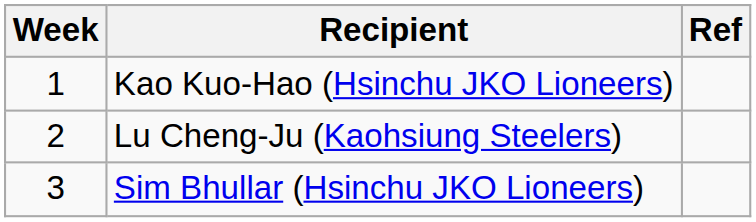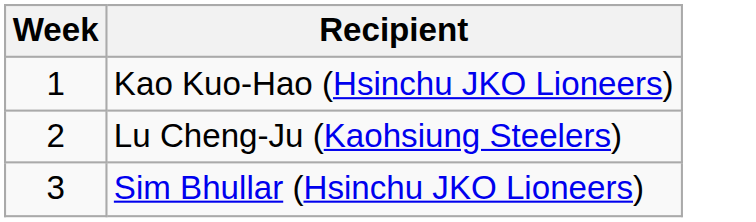- column: (715, 30)
